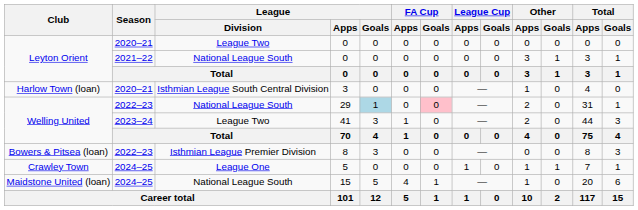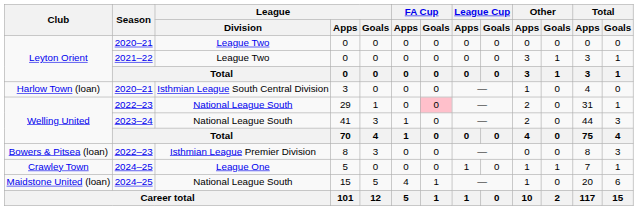(243, 58) National League South -> (243, 58) League Two
(376, 105) lightblue background -> (376, 105) no background
(243, 120) League Two -> (243, 120) National League South
